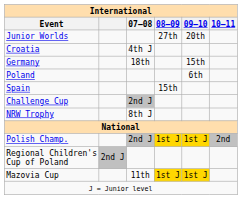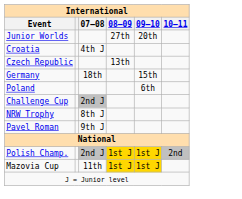+ row: (40, 62)
- row: (18, 88)
+ row: (32, 127)
- row: (52, 158)
